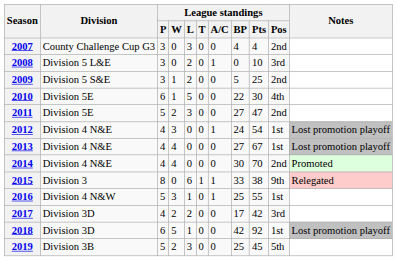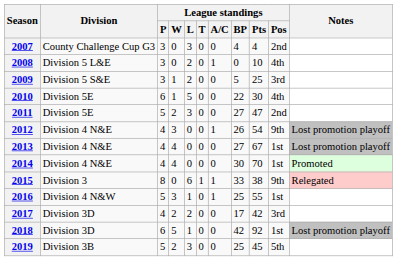(278, 63) 3rd -> (278, 63) 4th
(279, 79) 2nd -> (278, 79) 3rd
(239, 130) 24 -> (239, 130) 26
(277, 130) 1st -> (278, 130) 9th
(279, 163) 2nd -> (277, 163) 1st
